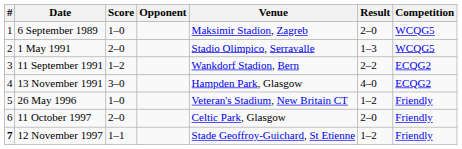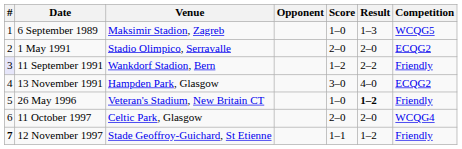columns swapped: (273, 13) <-> (121, 13)
(369, 30) 2–0 -> (369, 30) 1–3
(369, 48) 1–3 -> (369, 48) 2–0
(415, 48) WCQG5 -> (413, 48) ECQG2
(10, 65) no background -> (10, 65) lavender background
(413, 65) ECQG2 -> (414, 65) Friendly
(369, 100) normal -> (369, 100) bold
(414, 118) Friendly -> (415, 118) WCQG4
